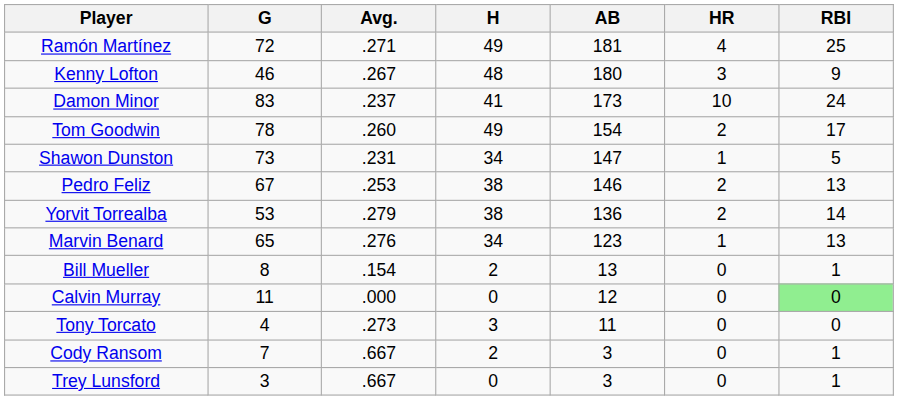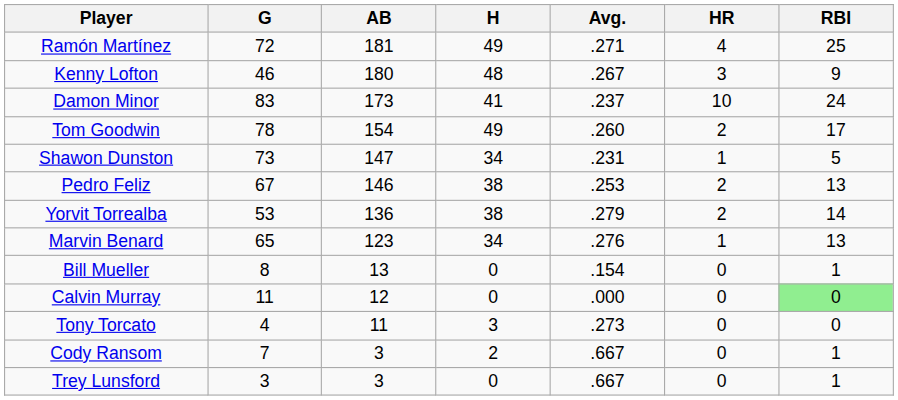columns swapped: (607, 18) <-> (379, 18)
(493, 269) 2 -> (493, 269) 0
